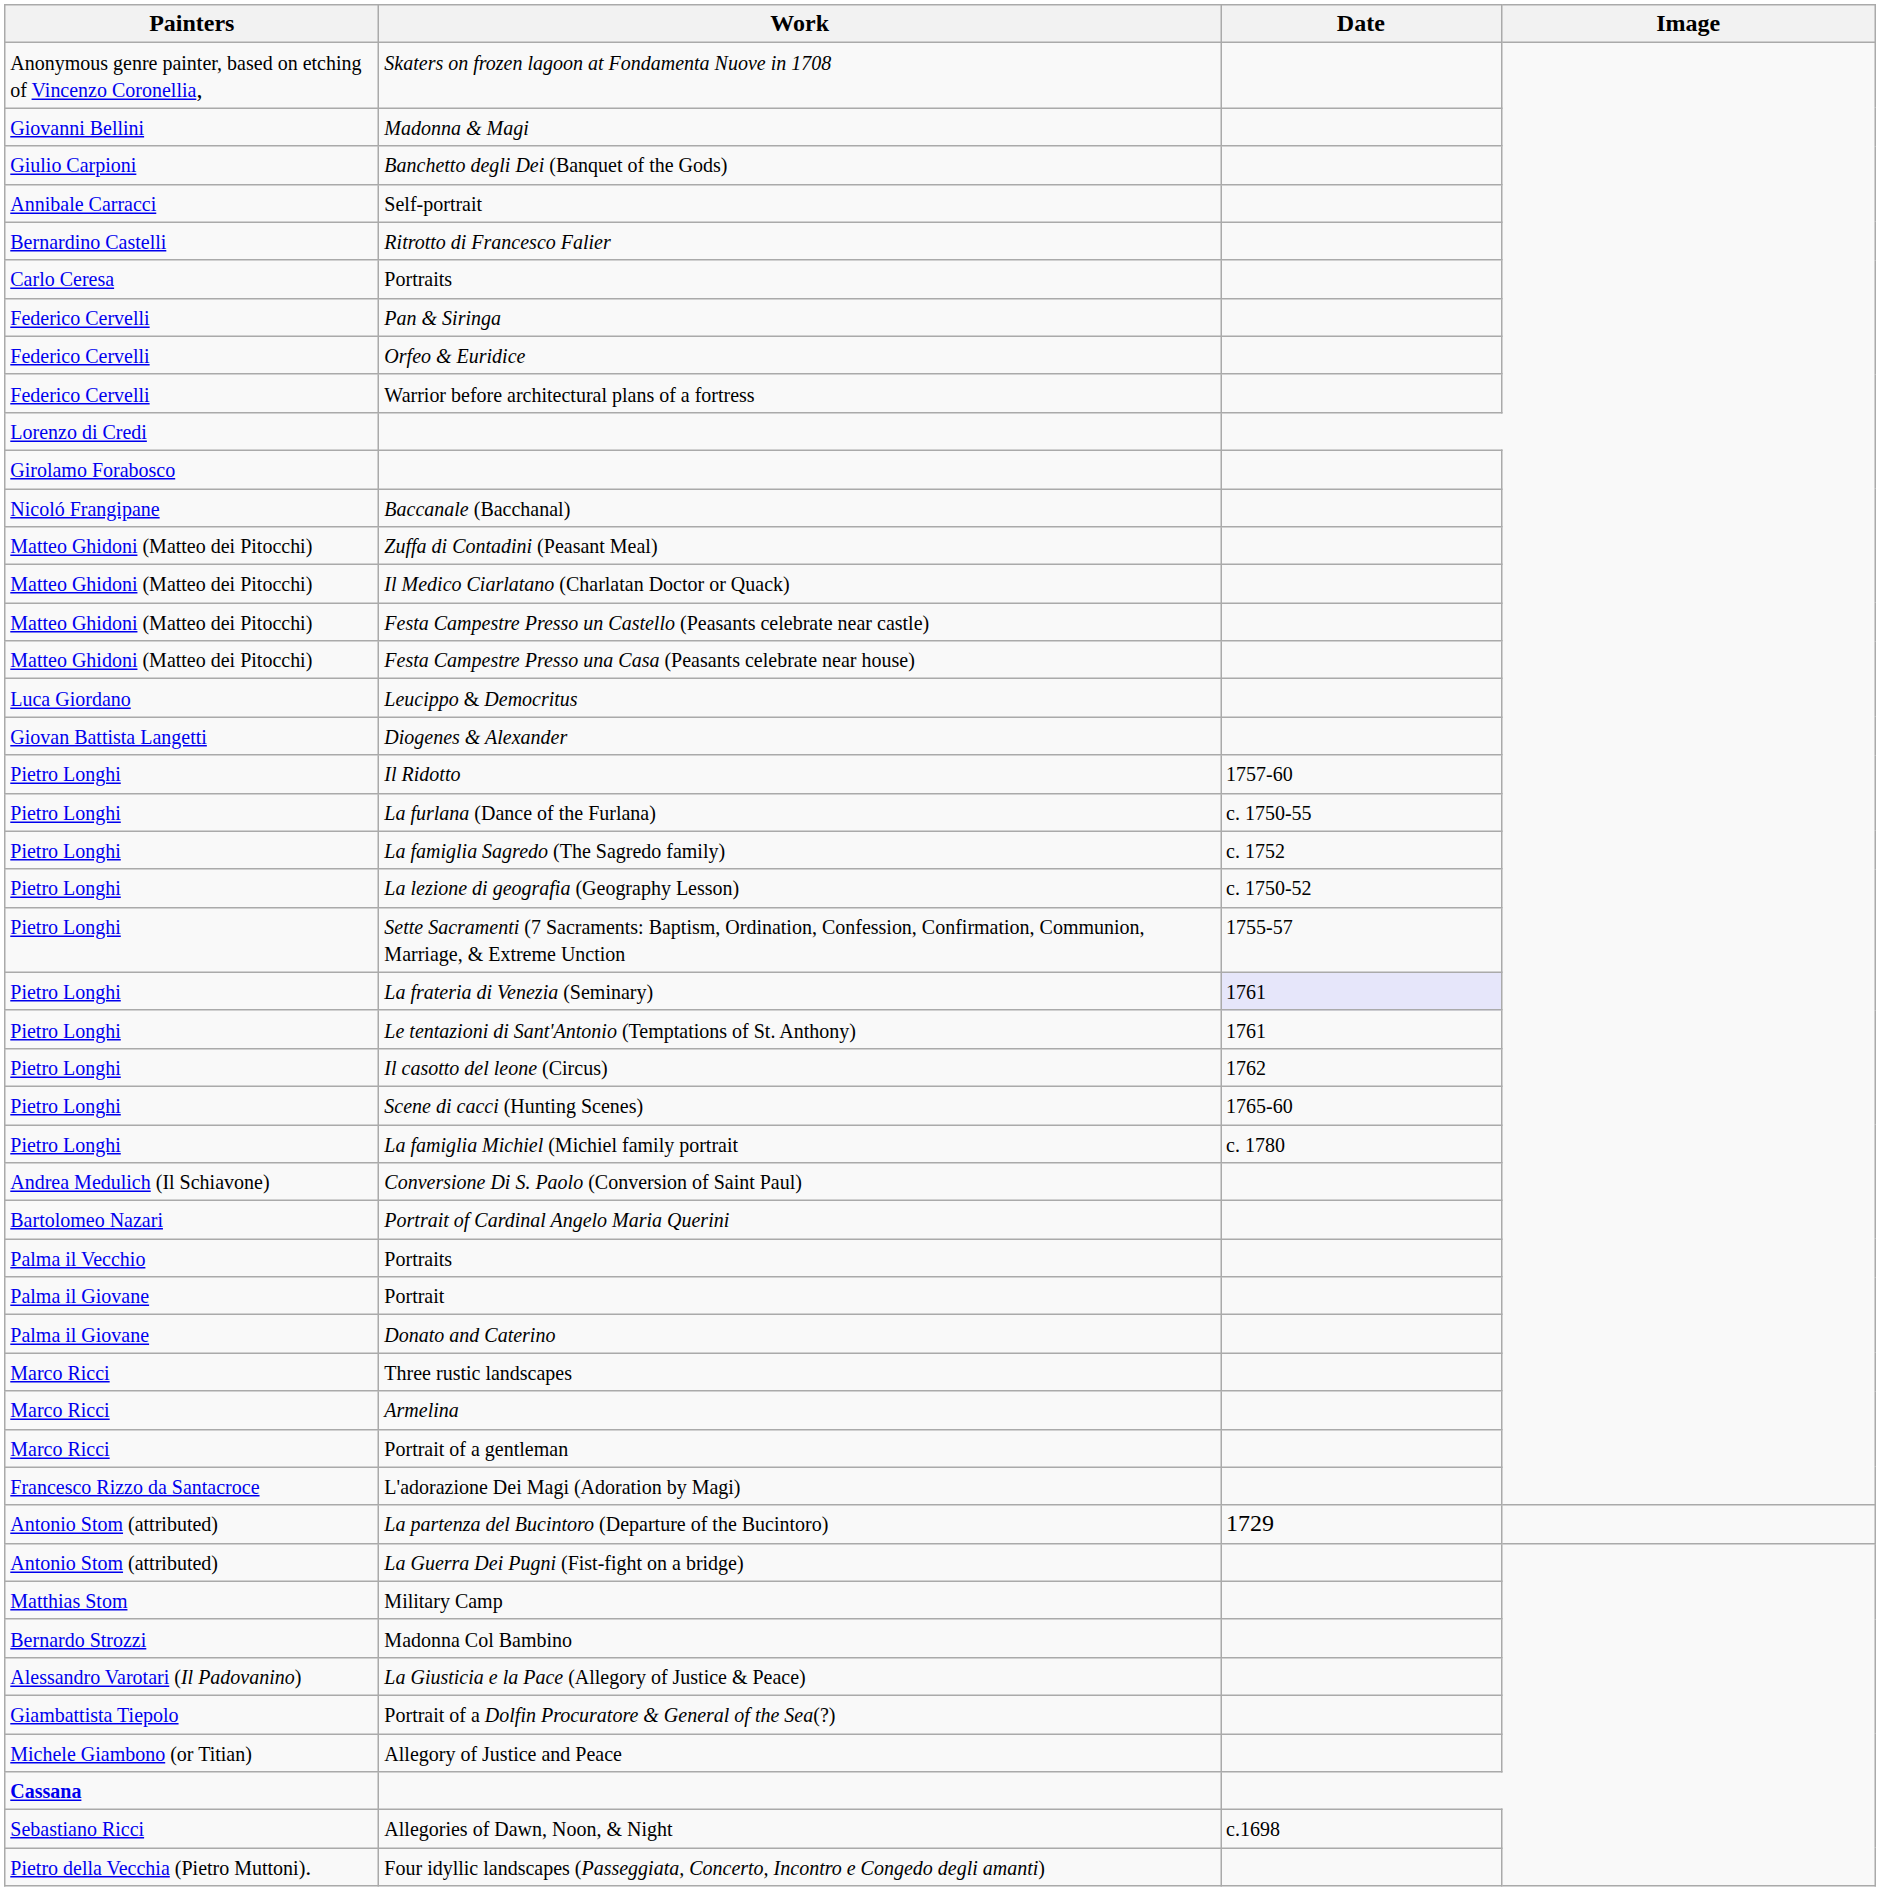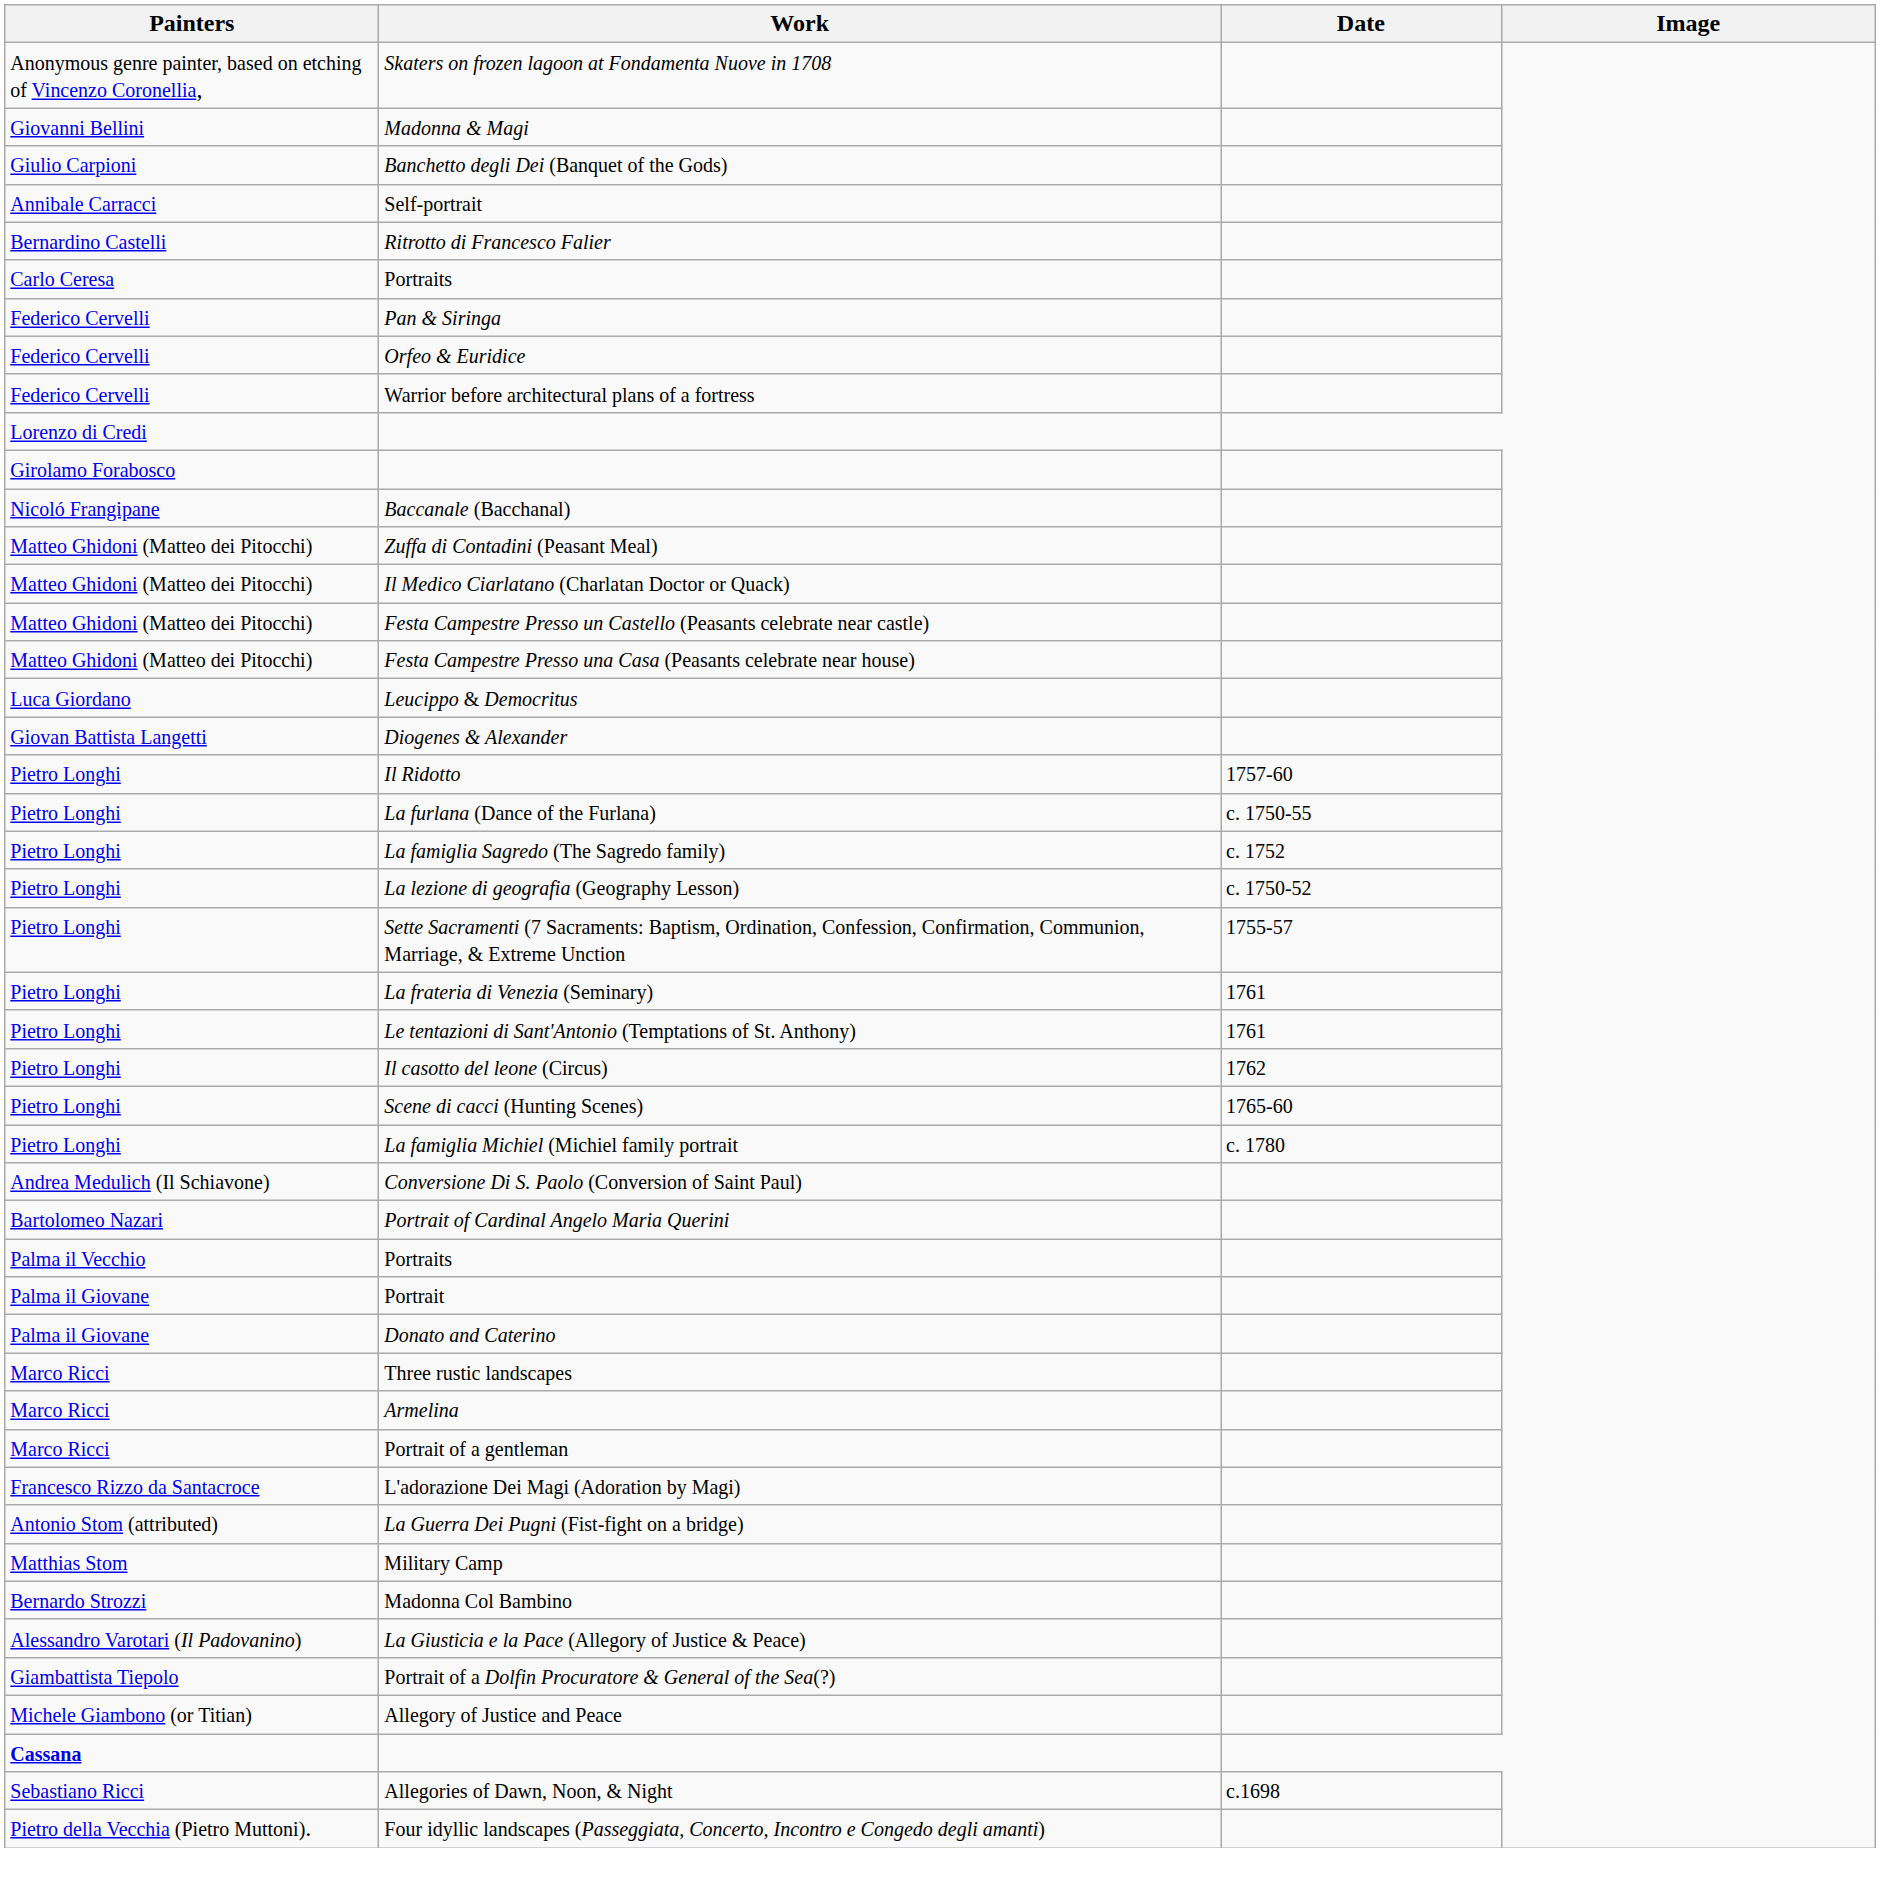(1246, 992) lavender background -> (1246, 992) no background
- row: (114, 1525)
